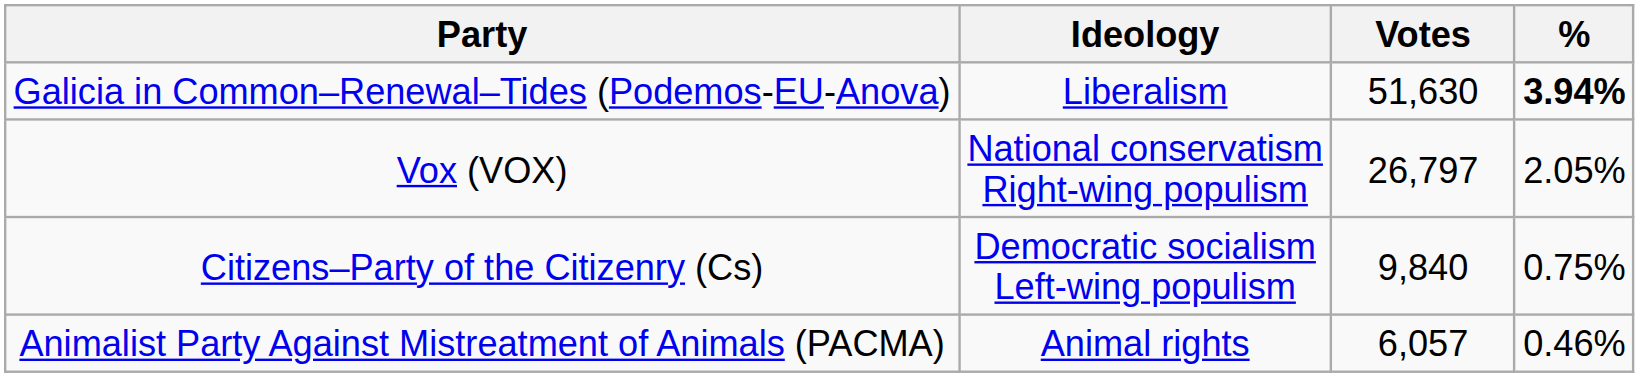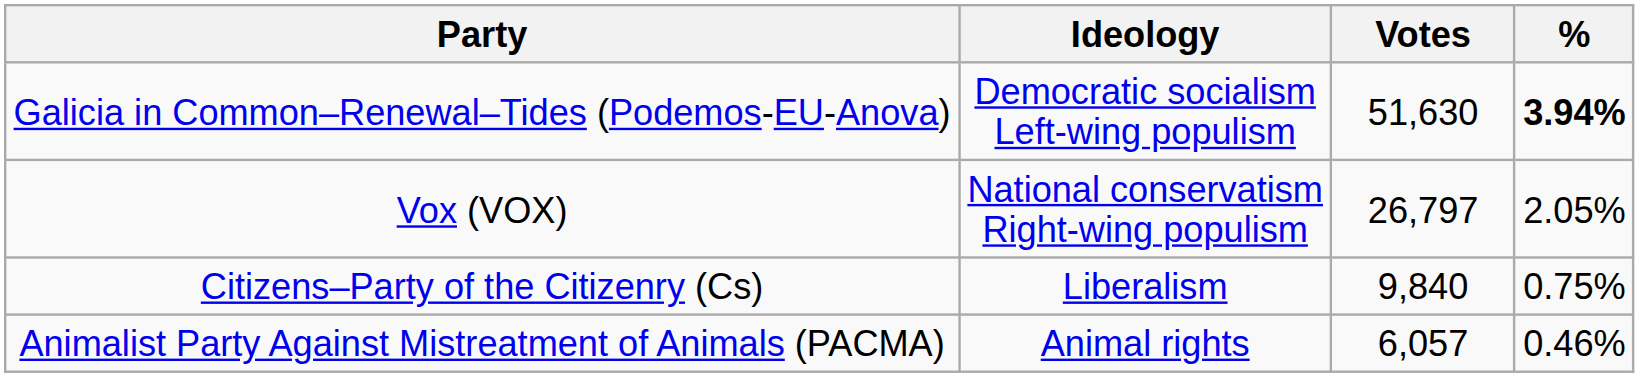(1145, 91) Liberalism -> (1145, 112) Democratic socialism Left-wing populism
(1145, 267) Democratic socialism Left-wing populism -> (1145, 287) Liberalism
